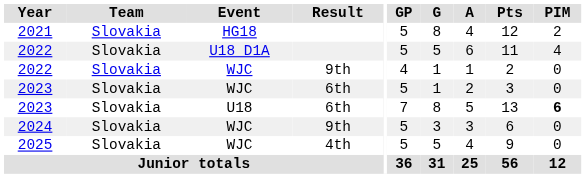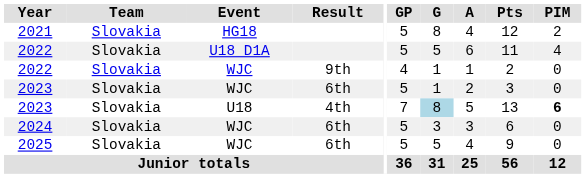(338, 108) 6th -> (338, 108) 4th
(437, 108) no background -> (437, 108) lightblue background
(338, 127) 9th -> (338, 127) 6th
(338, 146) 4th -> (338, 146) 6th
